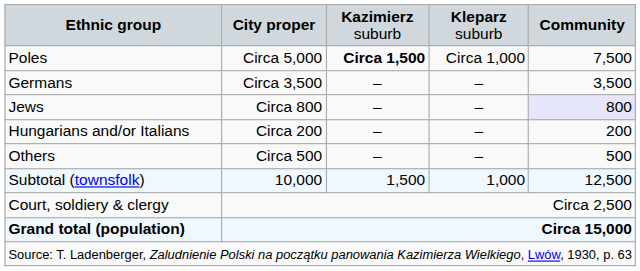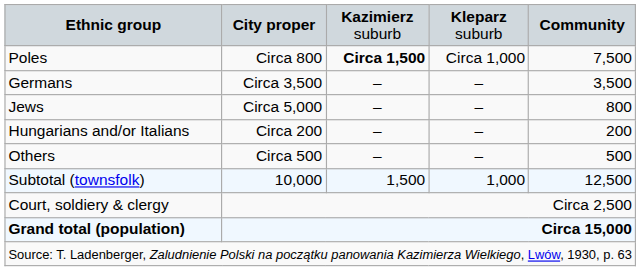(283, 58) Circa 5,000 -> (289, 58) Circa 800
(289, 107) Circa 800 -> (283, 107) Circa 5,000
(619, 107) lavender background -> (619, 107) no background
